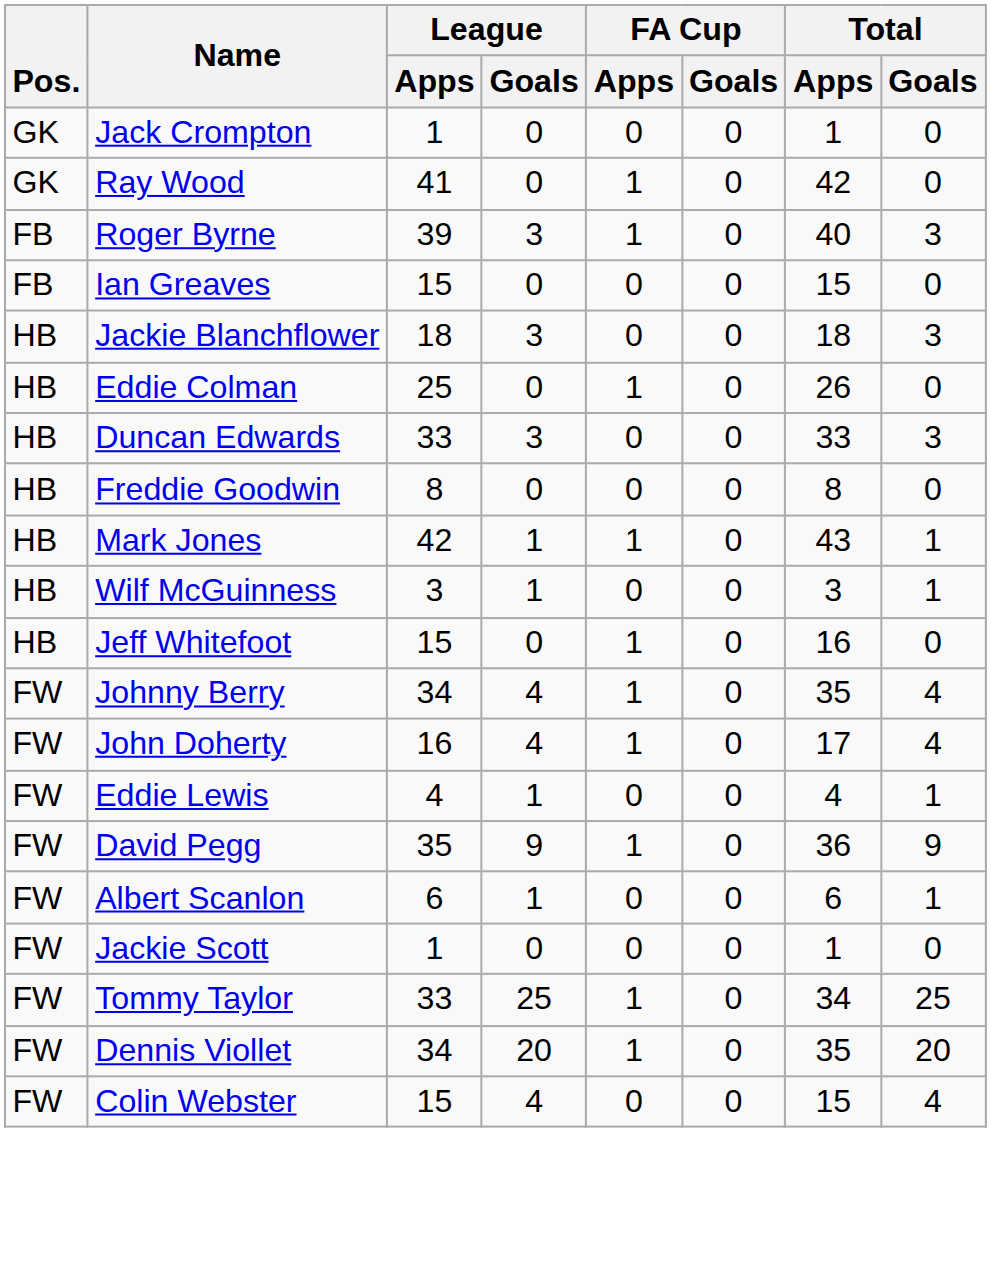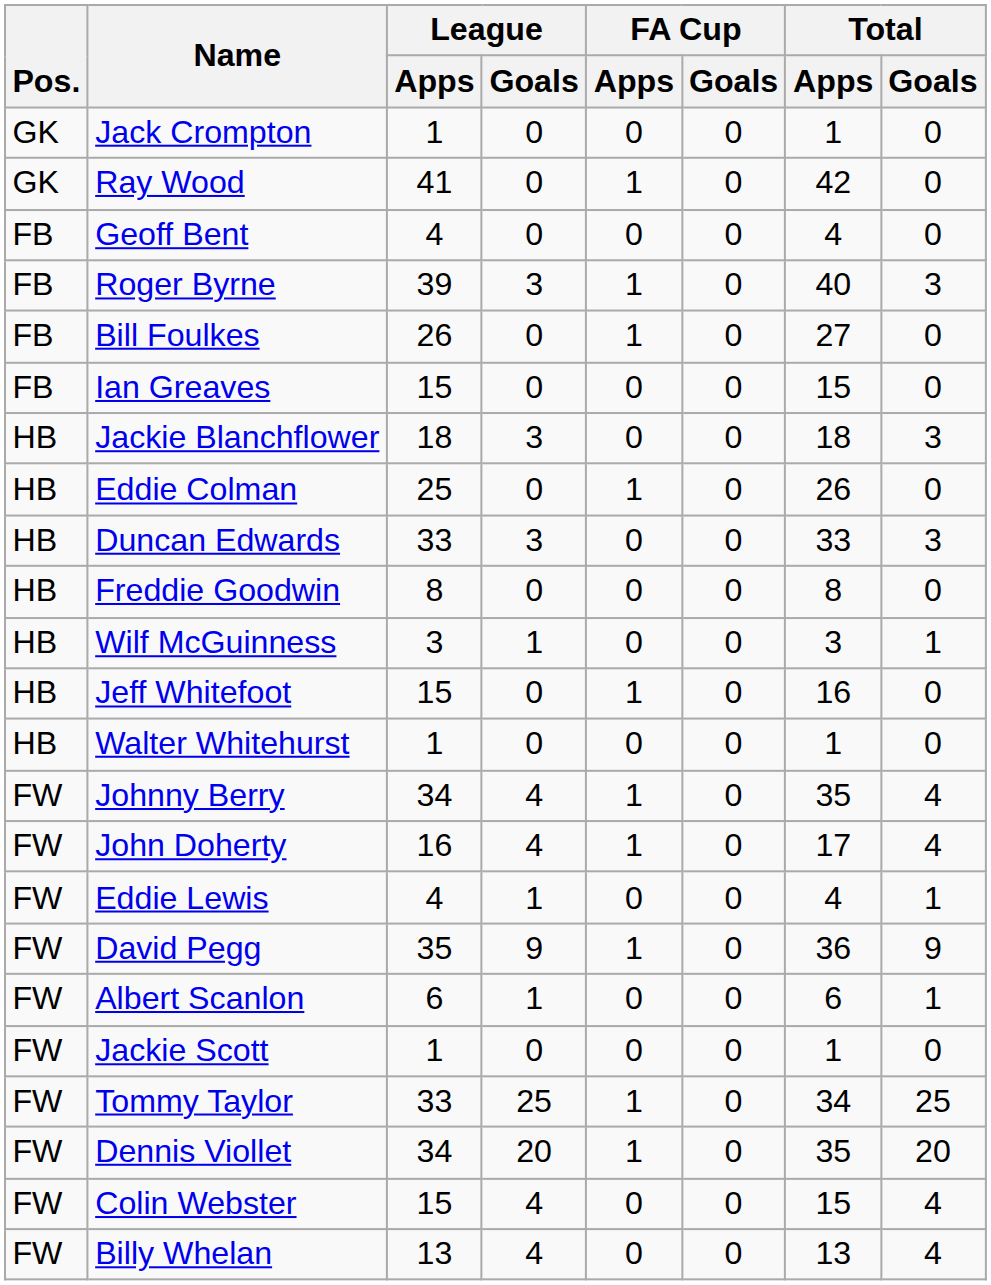+ row: (172, 234)
+ row: (177, 336)
- row: (178, 540)
+ row: (222, 744)
+ row: (184, 1254)
